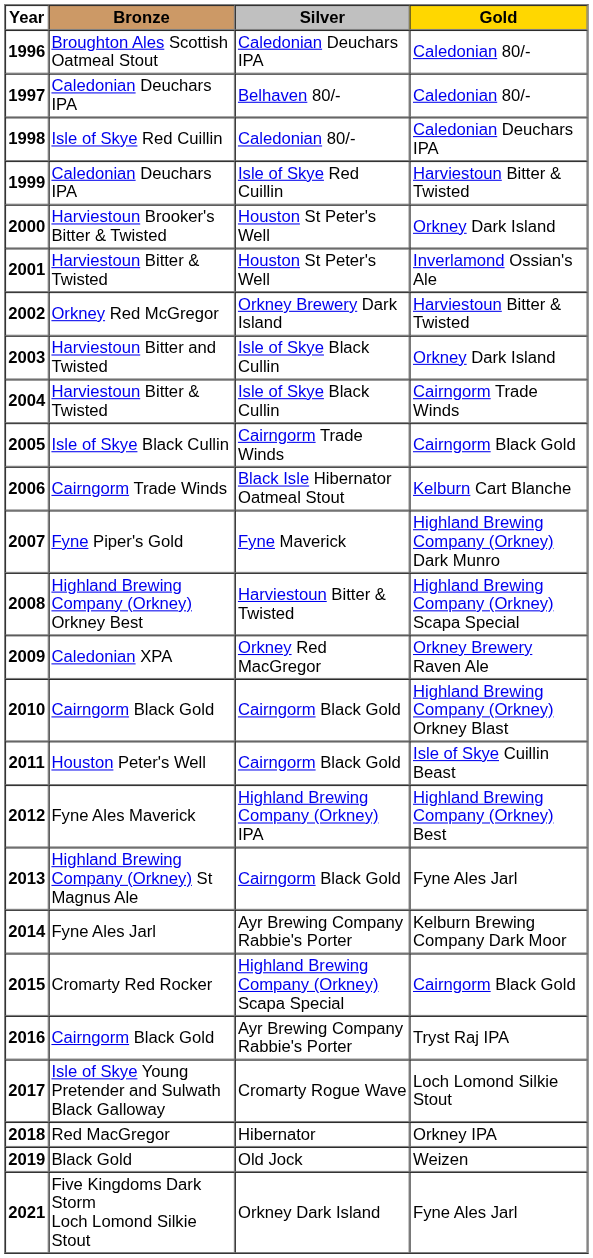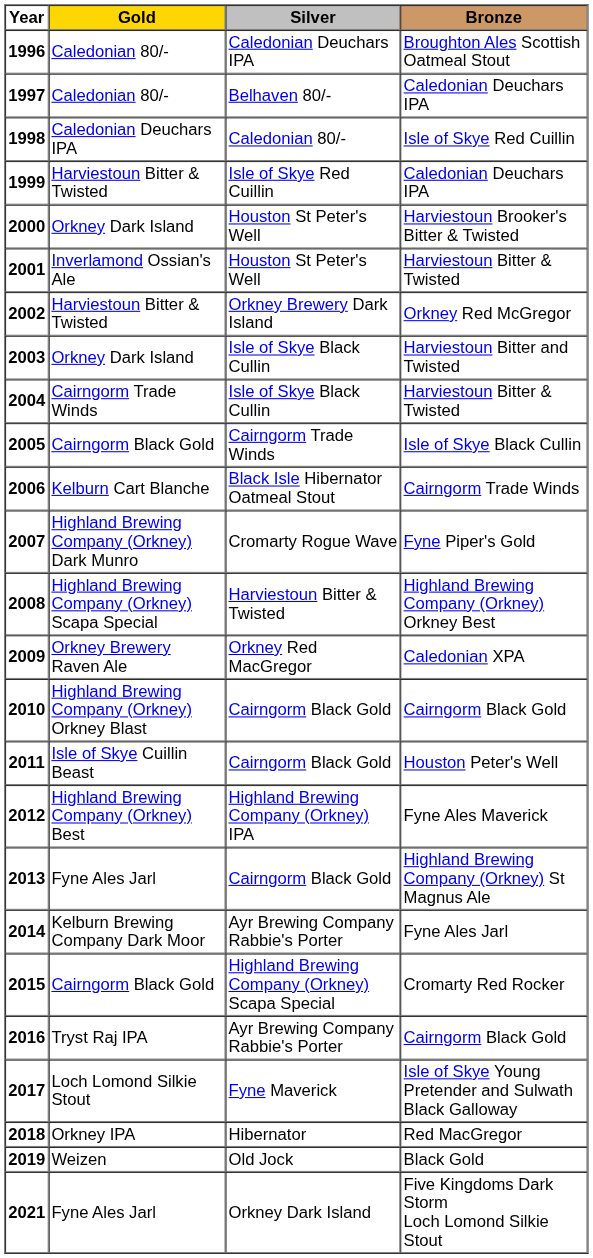columns swapped: (498, 17) <-> (142, 17)
(292, 541) Fyne Maverick -> (313, 541) Cromarty Rogue Wave
(322, 1090) Cromarty Rogue Wave -> (283, 1090) Fyne Maverick
